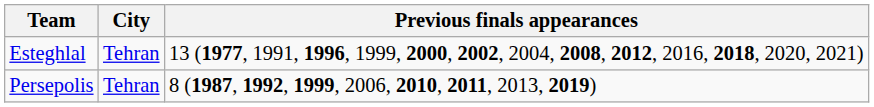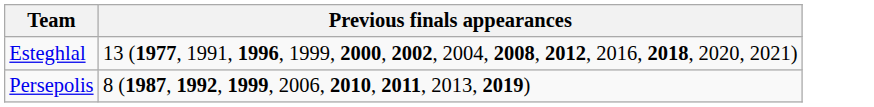- column: (131, 20)
